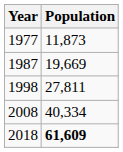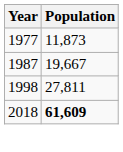(66, 64) 19,669 -> (66, 64) 19,667
- row: (23, 111)
